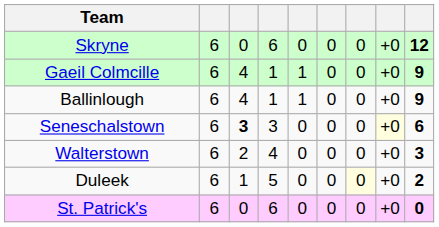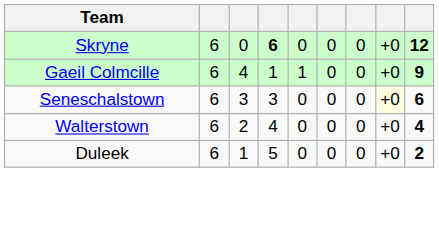(273, 45) normal -> (273, 45) bold
- row: (102, 99)
(244, 126) bold -> (244, 99) normal
(419, 153) 3 -> (419, 126) 4
(361, 180) lightyellow background -> (361, 153) no background
- row: (102, 208)
